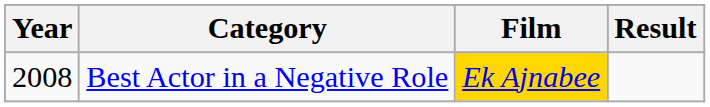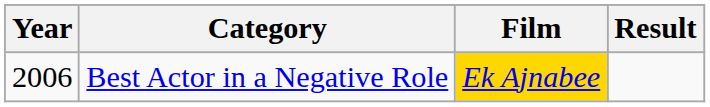(42, 76) 2008 -> (42, 76) 2006
